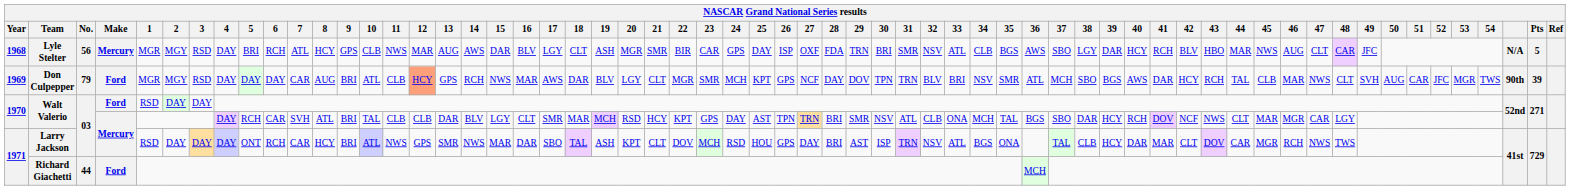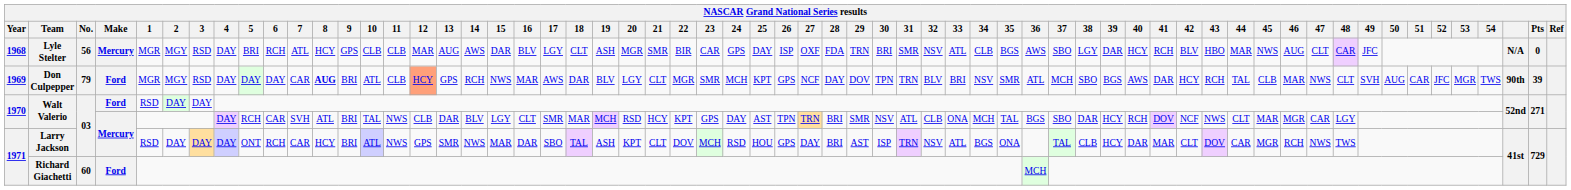(396, 52) NWS -> (397, 52) CLB
(1537, 52) 5 -> (1538, 52) 0
(325, 80) normal -> (325, 80) bold
(396, 119) CLB -> (397, 119) NWS
(86, 171) 44 -> (86, 171) 60
